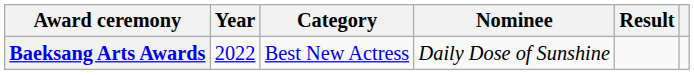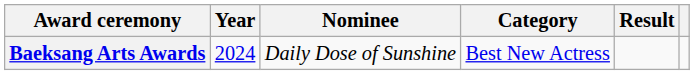columns swapped: (337, 20) <-> (514, 20)
(235, 52) 2022 -> (235, 52) 2024
